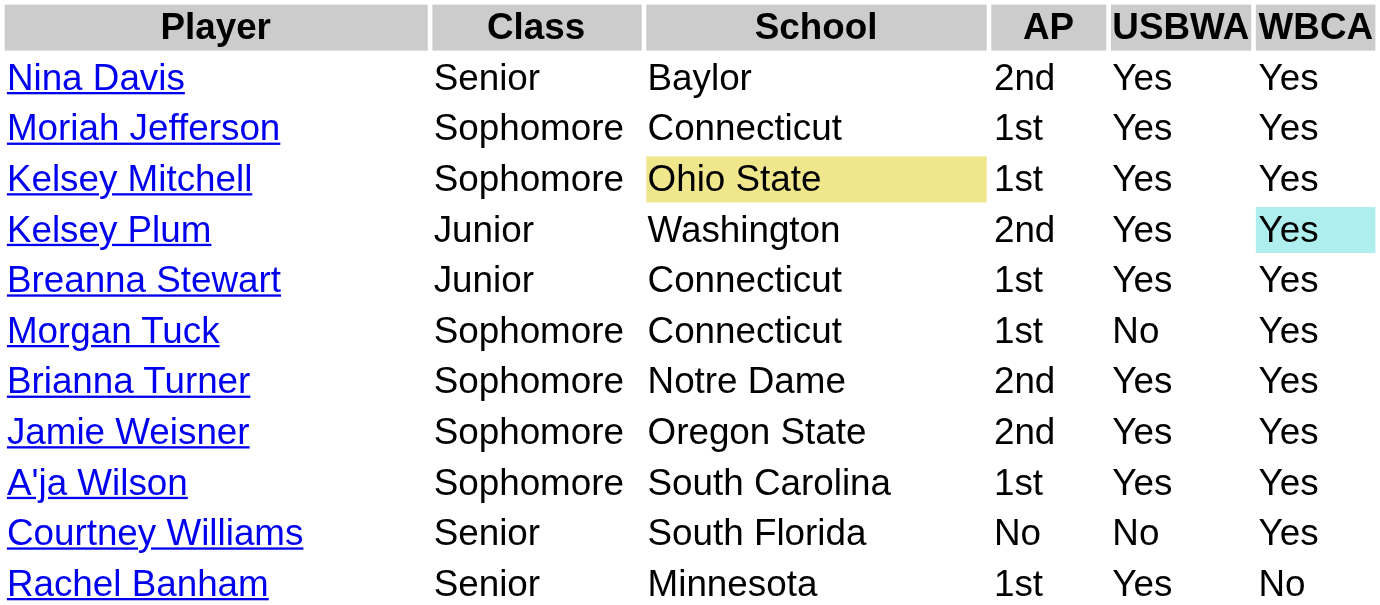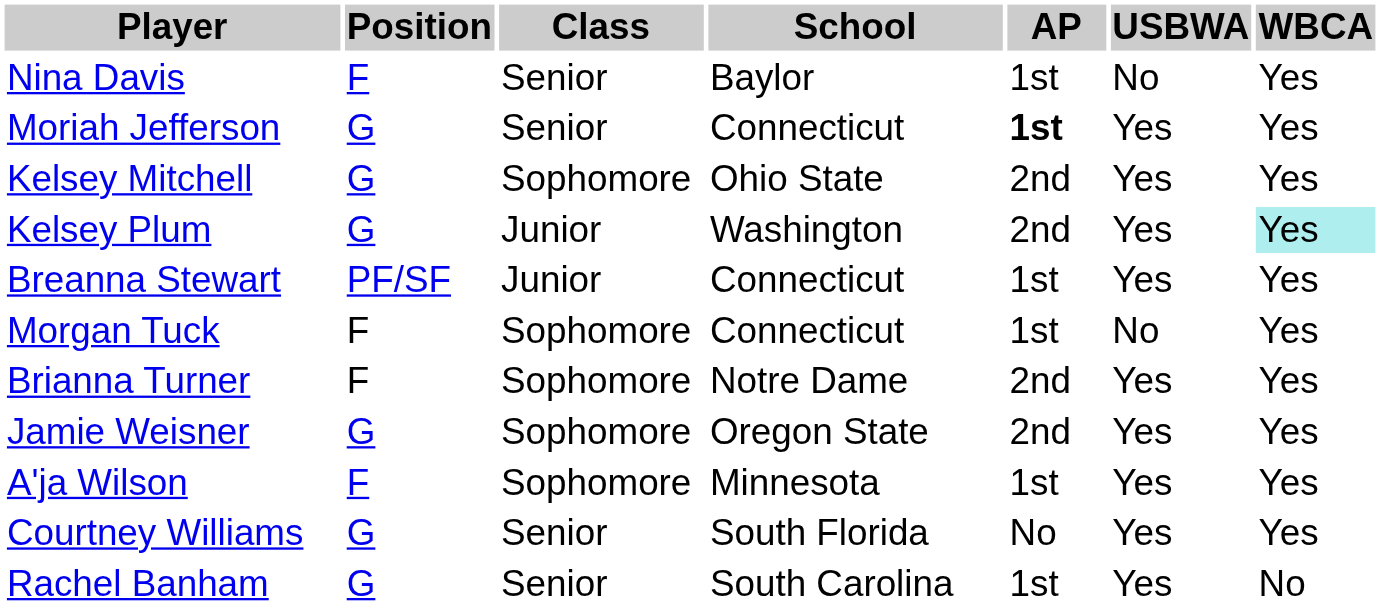+ column: (419, 26)
(1025, 77) 2nd -> (1034, 77) 1st
(1142, 77) Yes -> (1136, 77) No
(529, 128) Sophomore -> (554, 128) Senior
(1018, 128) normal -> (1036, 128) bold
(735, 178) khaki background -> (797, 178) no background
(1018, 178) 1st -> (1040, 178) 2nd
(769, 482) South Carolina -> (795, 482) Minnesota
(1136, 532) No -> (1142, 532) Yes
(732, 583) Minnesota -> (832, 583) South Carolina
